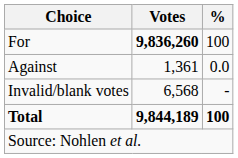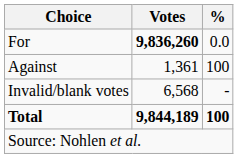(218, 41) 100 -> (220, 41) 0.0
(220, 66) 0.0 -> (218, 66) 100
